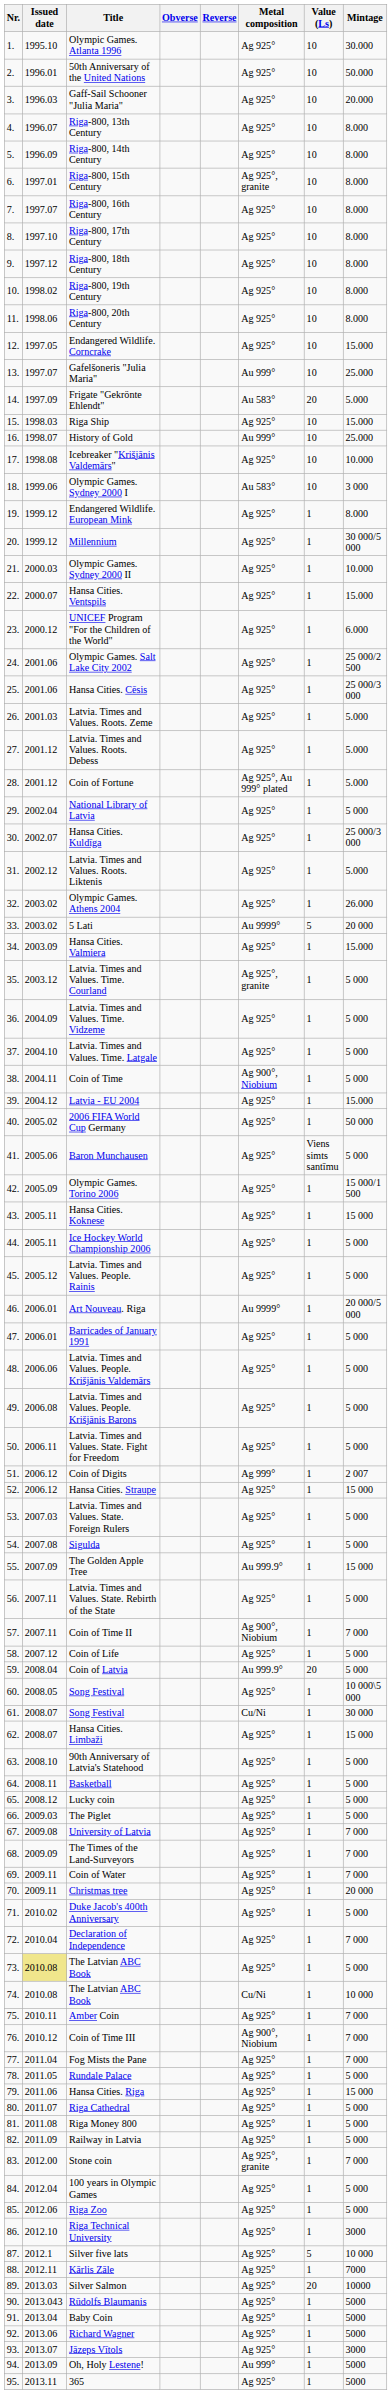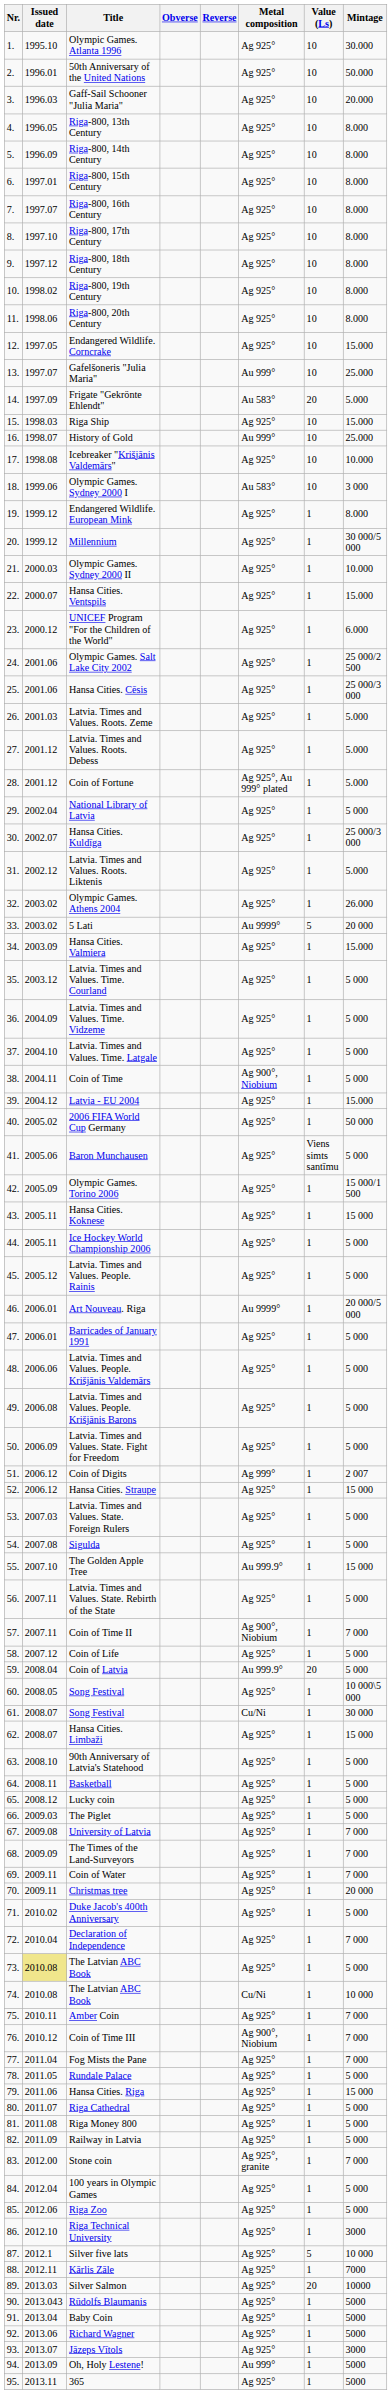(41, 127) 1996.07 -> (41, 127) 1996.05
(259, 182) Ag 925°, granite -> (258, 182) Ag 925°
(259, 980) Ag 925°, granite -> (258, 980) Ag 925°
(41, 1446) 2006.11 -> (41, 1446) 2006.09
(41, 1566) 2007.09 -> (41, 1566) 2007.10
